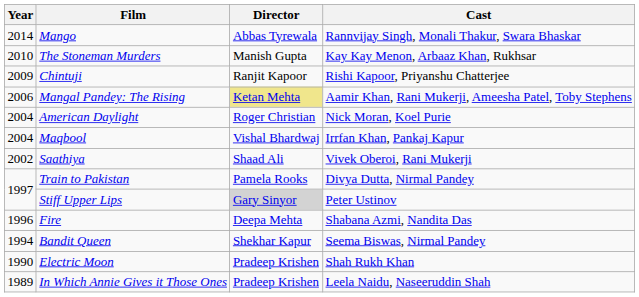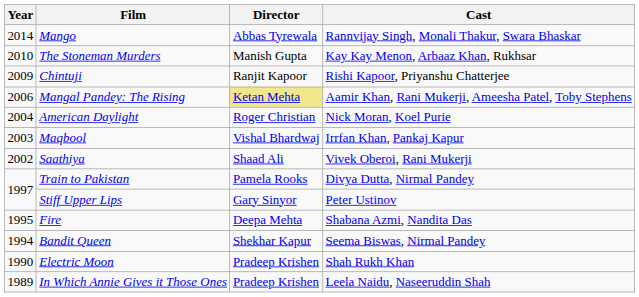(20, 138) 2004 -> (20, 138) 2003
(265, 199) lightgrey background -> (265, 199) no background
(20, 220) 1996 -> (20, 220) 1995
